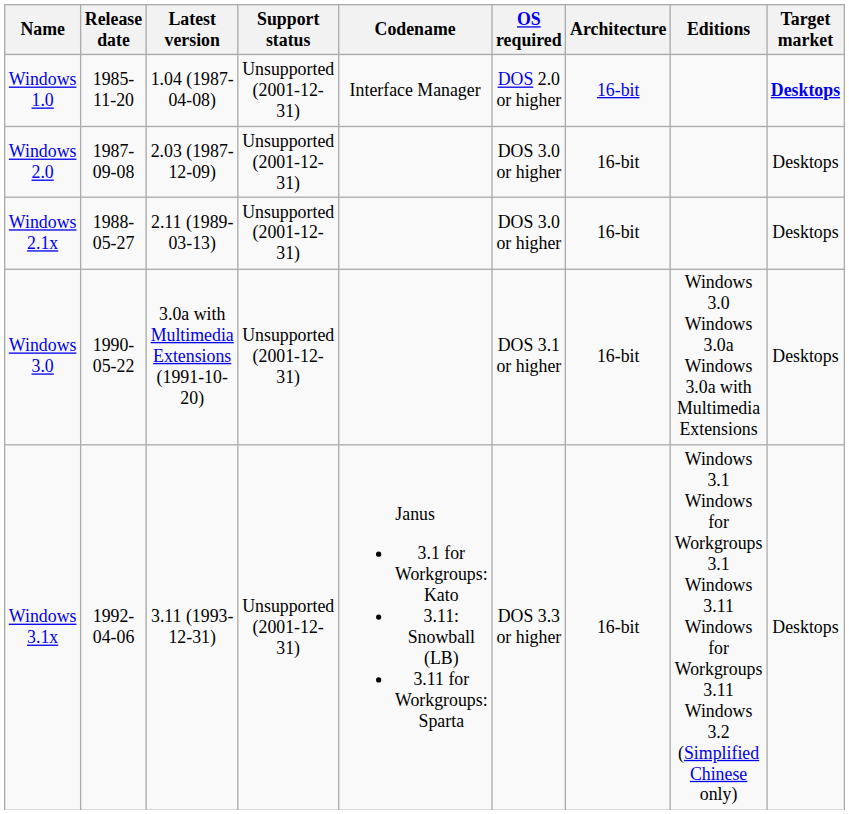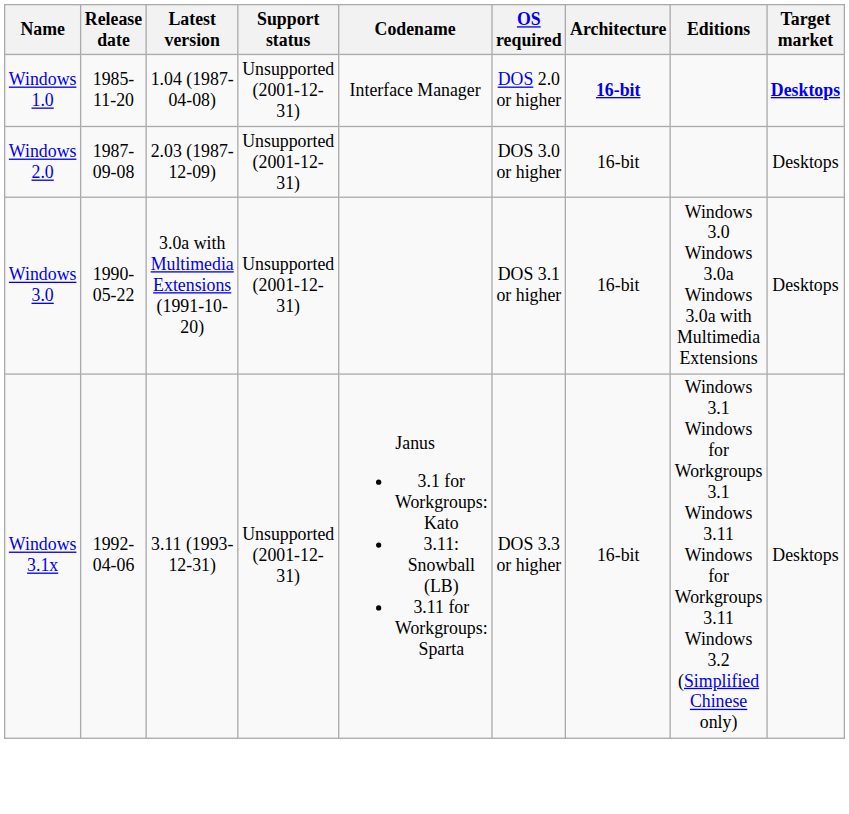(618, 90) normal -> (618, 90) bold
- row: (43, 232)
